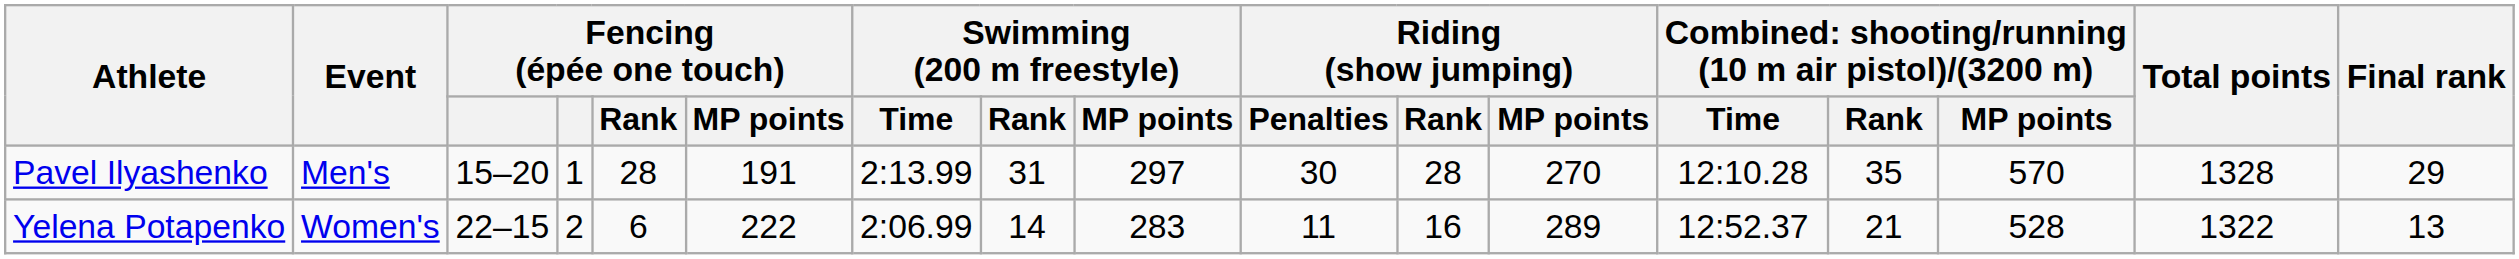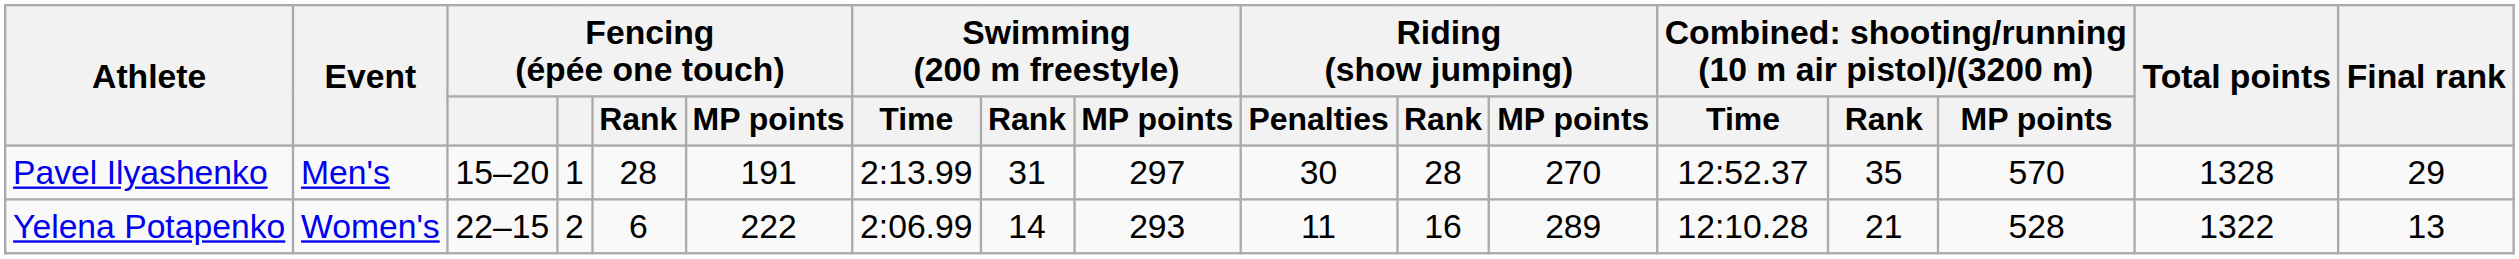(1743, 173) 12:10.28 -> (1743, 173) 12:52.37
(1157, 226) 283 -> (1157, 226) 293
(1743, 226) 12:52.37 -> (1743, 226) 12:10.28
